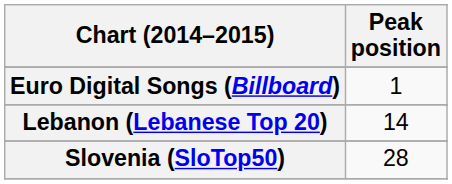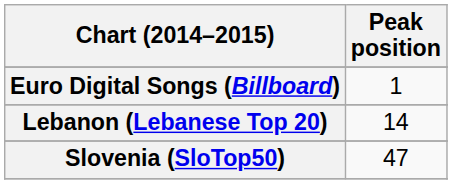(396, 159) 28 -> (396, 159) 47
